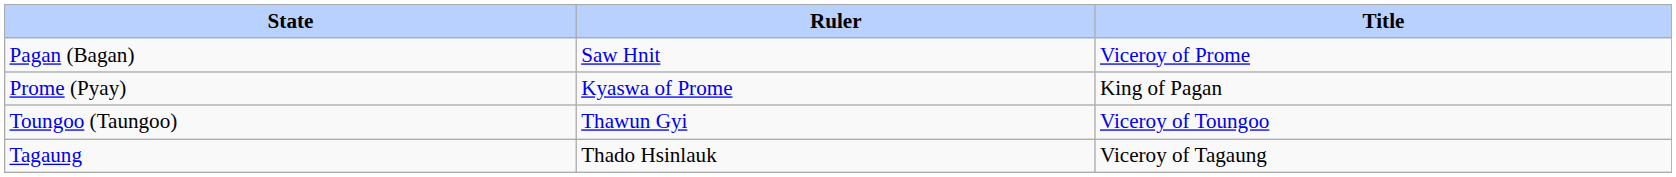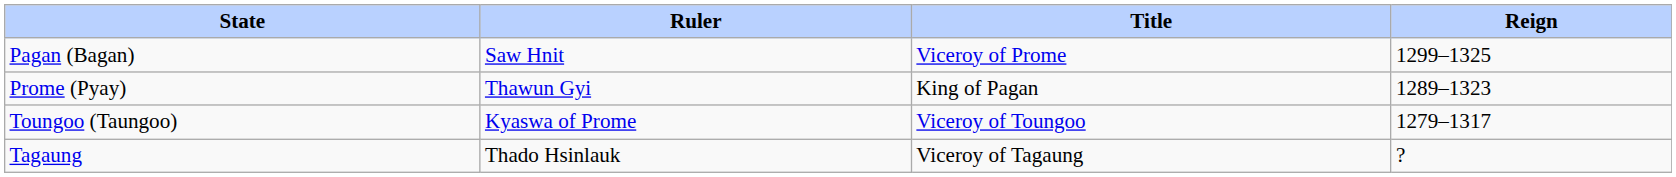+ column: (1531, 21)
(657, 88) Kyaswa of Prome -> (538, 88) Thawun Gyi
(634, 121) Thawun Gyi -> (561, 121) Kyaswa of Prome
